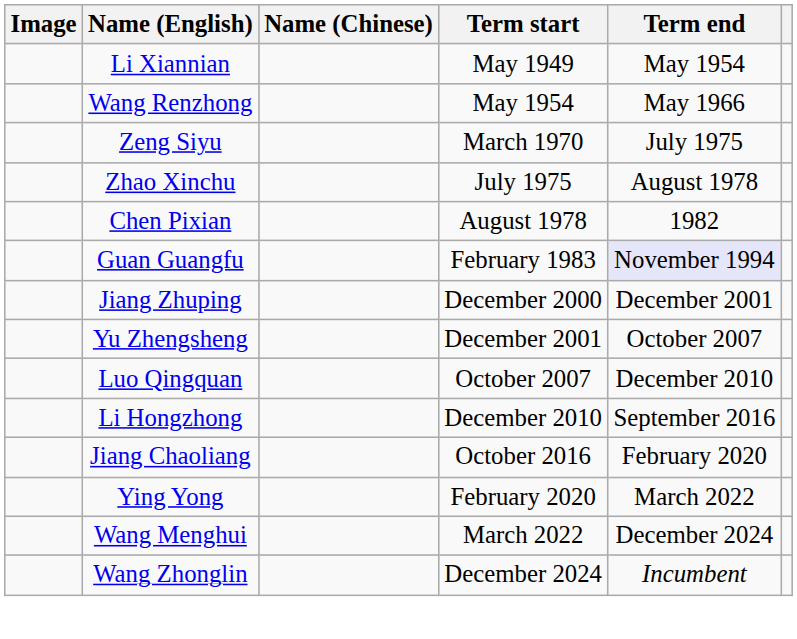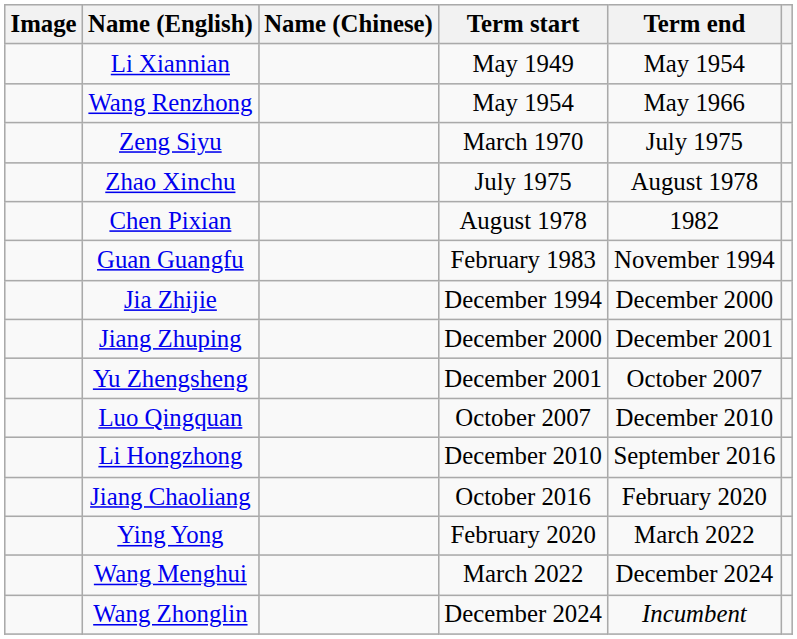(694, 260) lavender background -> (694, 260) no background
+ row: (170, 299)
